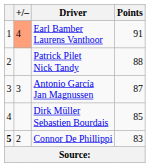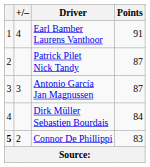(18, 34) lightsalmon background -> (18, 34) no background
(138, 62) 88 -> (138, 62) 87
(138, 117) 85 -> (138, 117) 84
